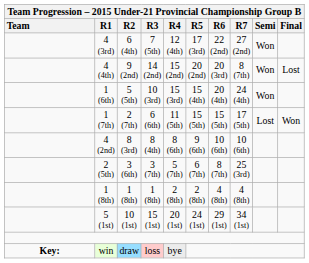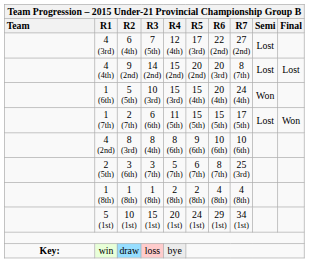(265, 46) Won -> (265, 46) Lost
(265, 71) Won -> (265, 71) Lost
